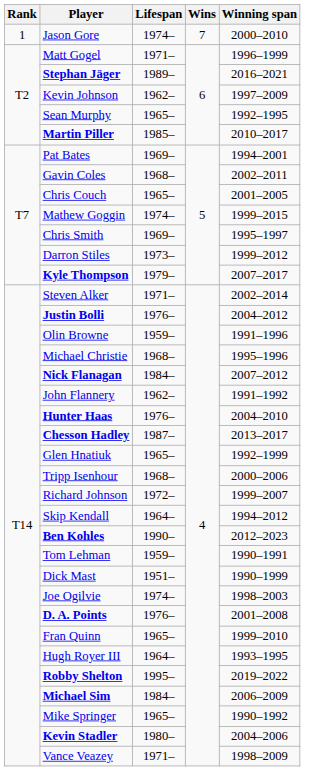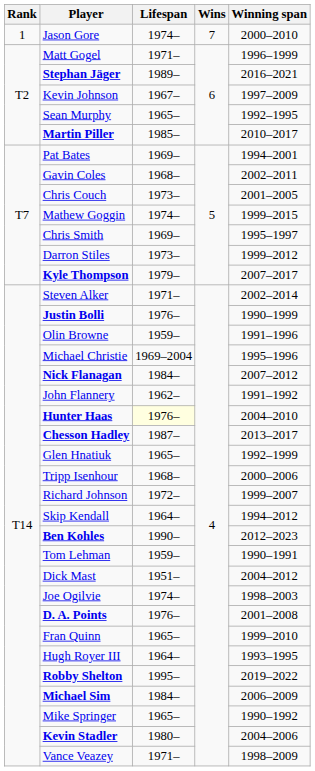(159, 94) 1962– -> (164, 94) 1967–
(159, 194) 1965– -> (164, 194) 1973–
(259, 315) 2004–2012 -> (269, 315) 1990–1999
(159, 355) 1968– -> (164, 355) 1969–2004
(159, 415) no background -> (164, 415) lightyellow background
(259, 575) 1990–1999 -> (269, 575) 2004–2012
